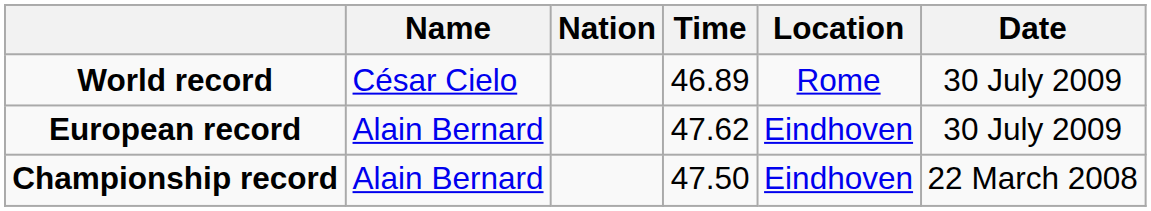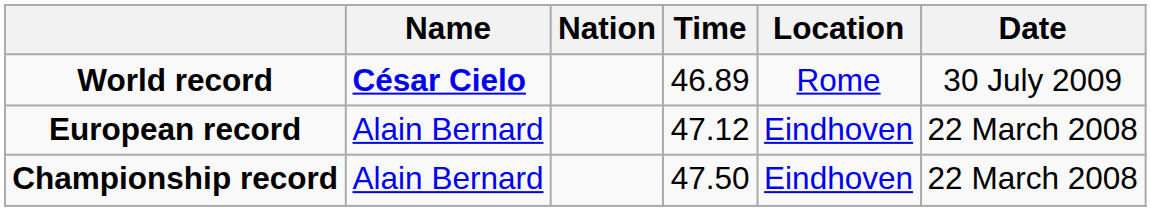(435, 79) normal -> (439, 79) bold
(710, 129) 47.62 -> (710, 129) 47.12
(1033, 129) 30 July 2009 -> (1033, 129) 22 March 2008
